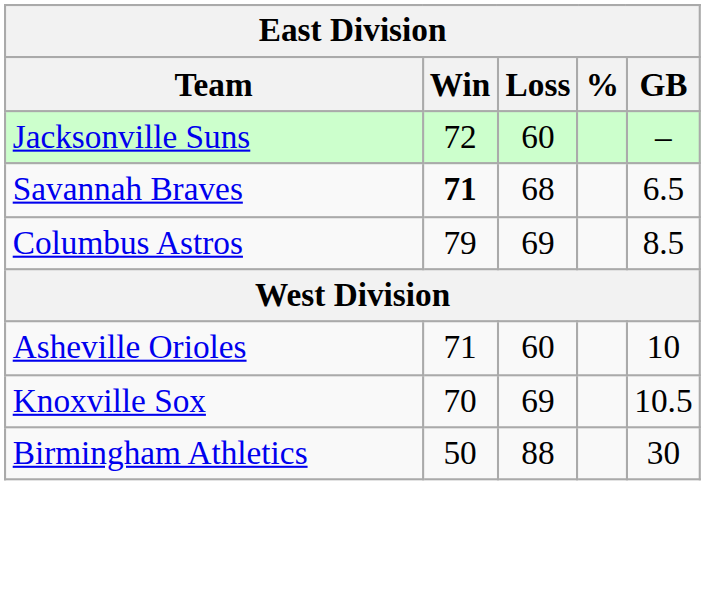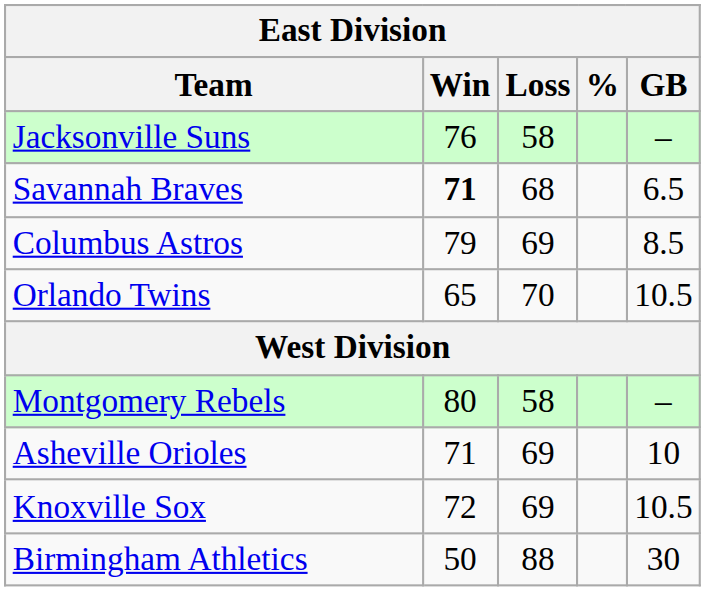(460, 136) 72 -> (460, 136) 76
(538, 136) 60 -> (538, 136) 58
+ row: (112, 294)
+ row: (149, 400)
(538, 347) 60 -> (538, 453) 69
(460, 400) 70 -> (460, 505) 72
